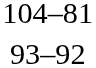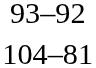rows swapped: (48, 12) <-> (48, 54)
